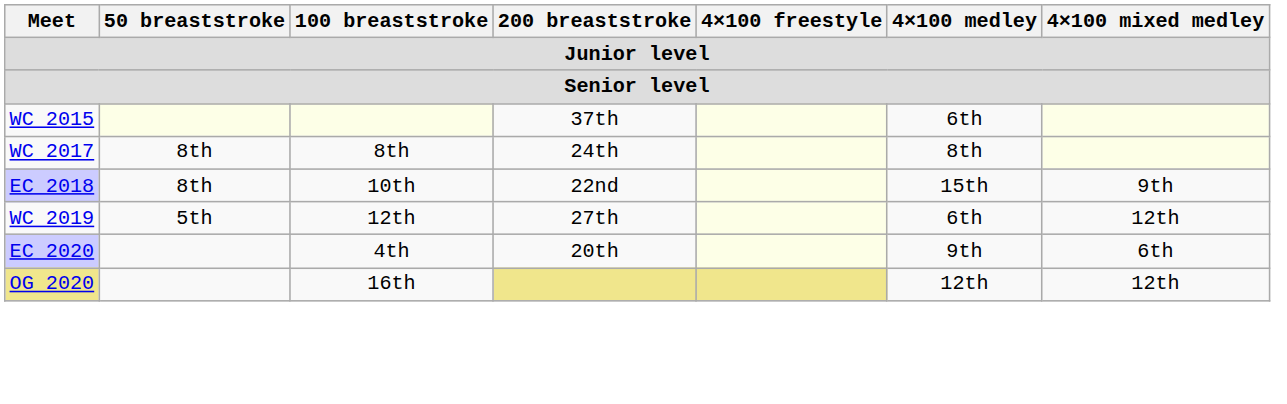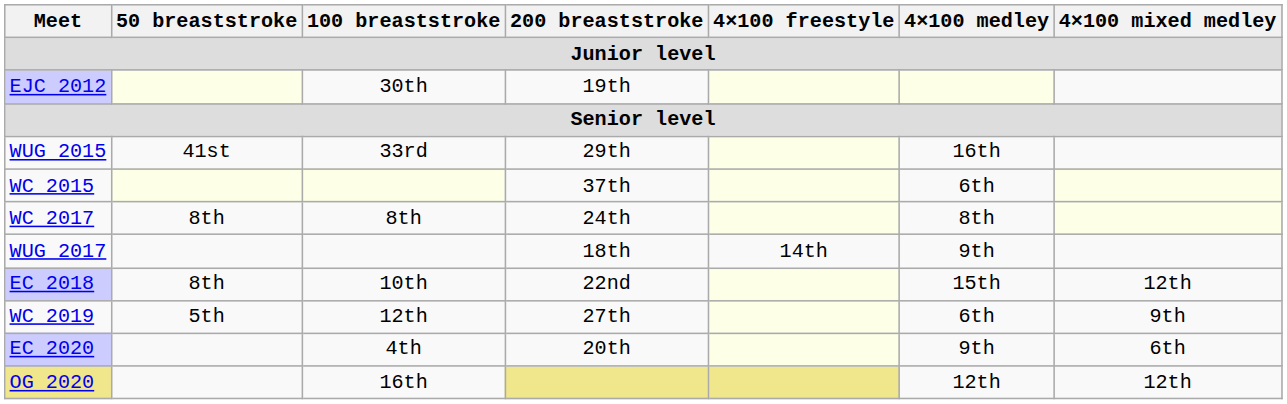+ row: (58, 87)
+ row: (58, 153)
+ row: (58, 251)
(1155, 185) 9th -> (1168, 284) 12th
(1155, 218) 12th -> (1168, 317) 9th
